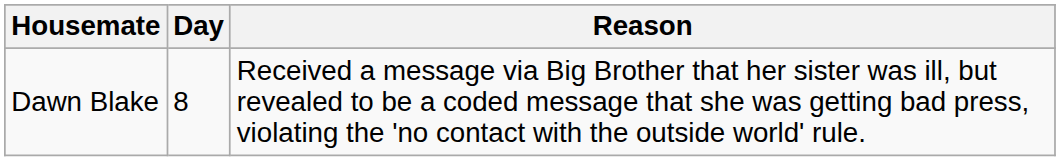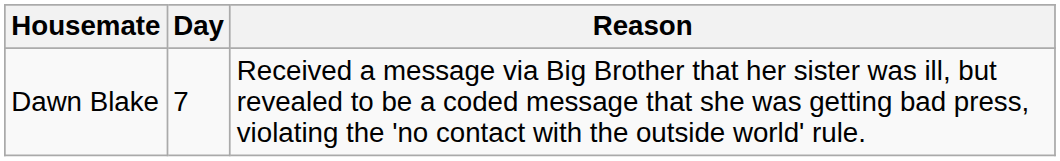(181, 101) 8 -> (181, 101) 7
